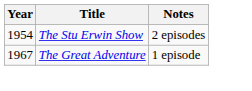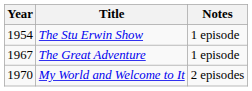(178, 34) 2 episodes -> (215, 34) 1 episode
+ row: (112, 75)
